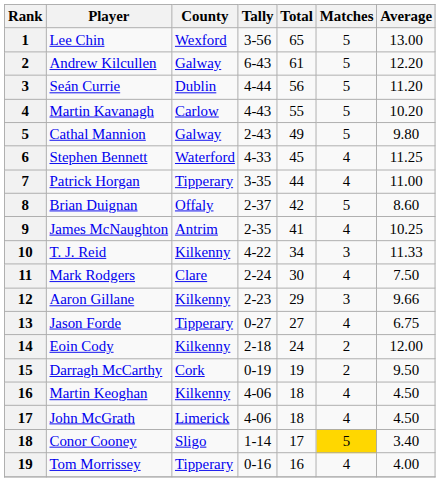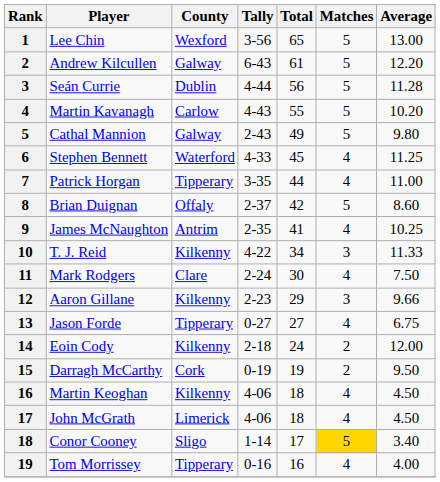(406, 87) 11.20 -> (406, 87) 11.28
